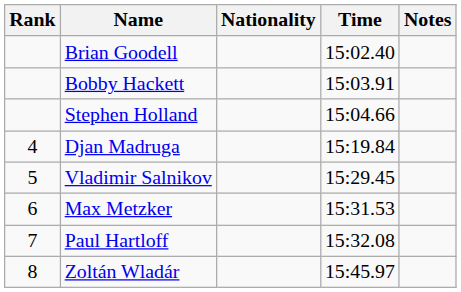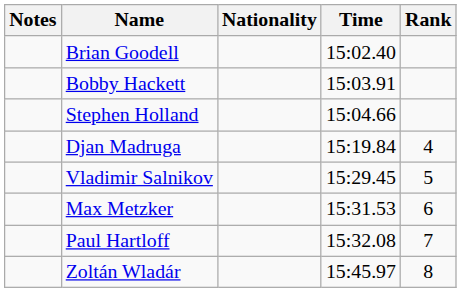columns swapped: (32, 20) <-> (428, 20)
